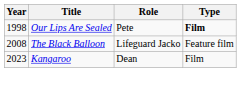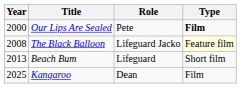(17, 28) 1998 -> (17, 28) 2000
(209, 43) no background -> (209, 43) lightyellow background
+ row: (54, 59)
(17, 59) 2023 -> (17, 75) 2025
